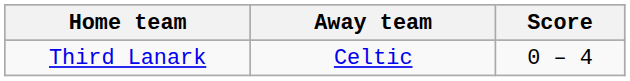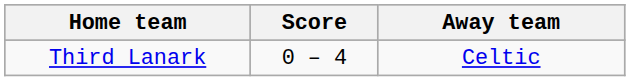columns swapped: (560, 23) <-> (373, 23)
